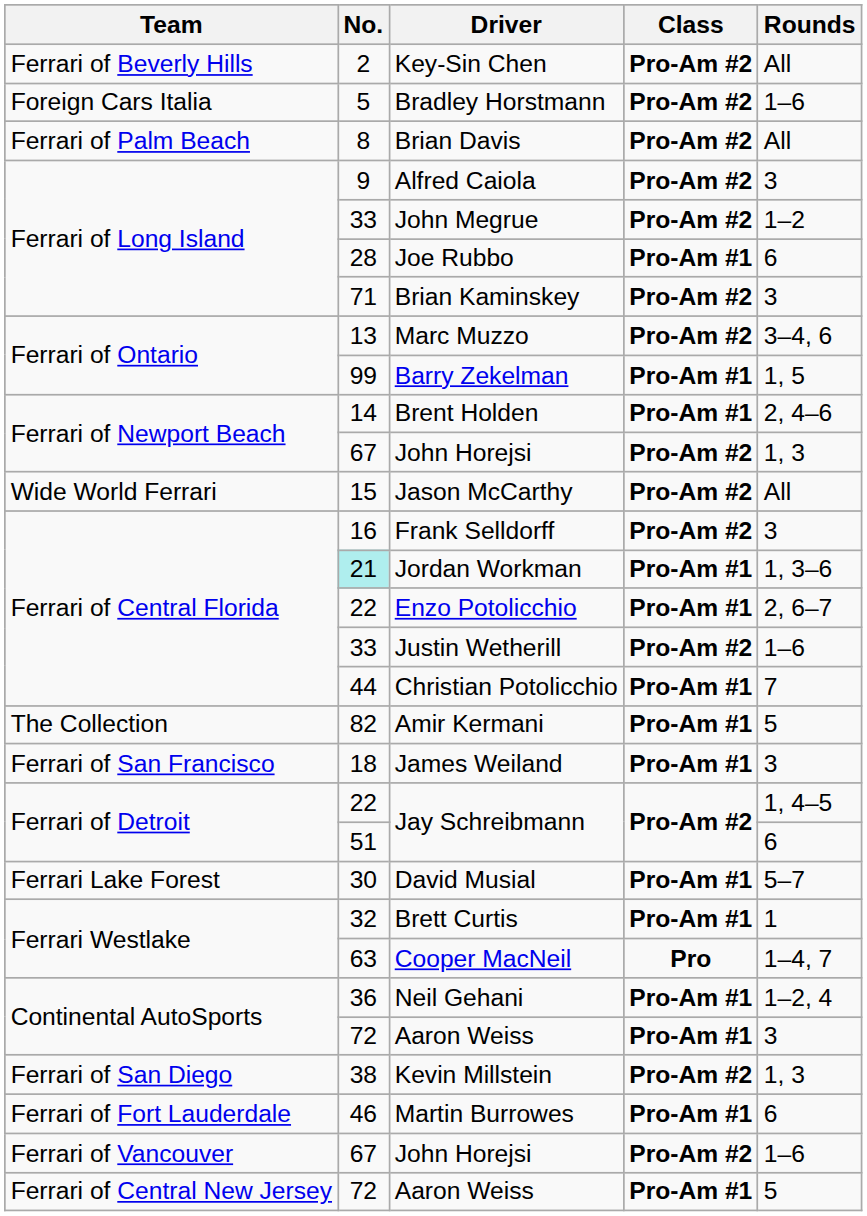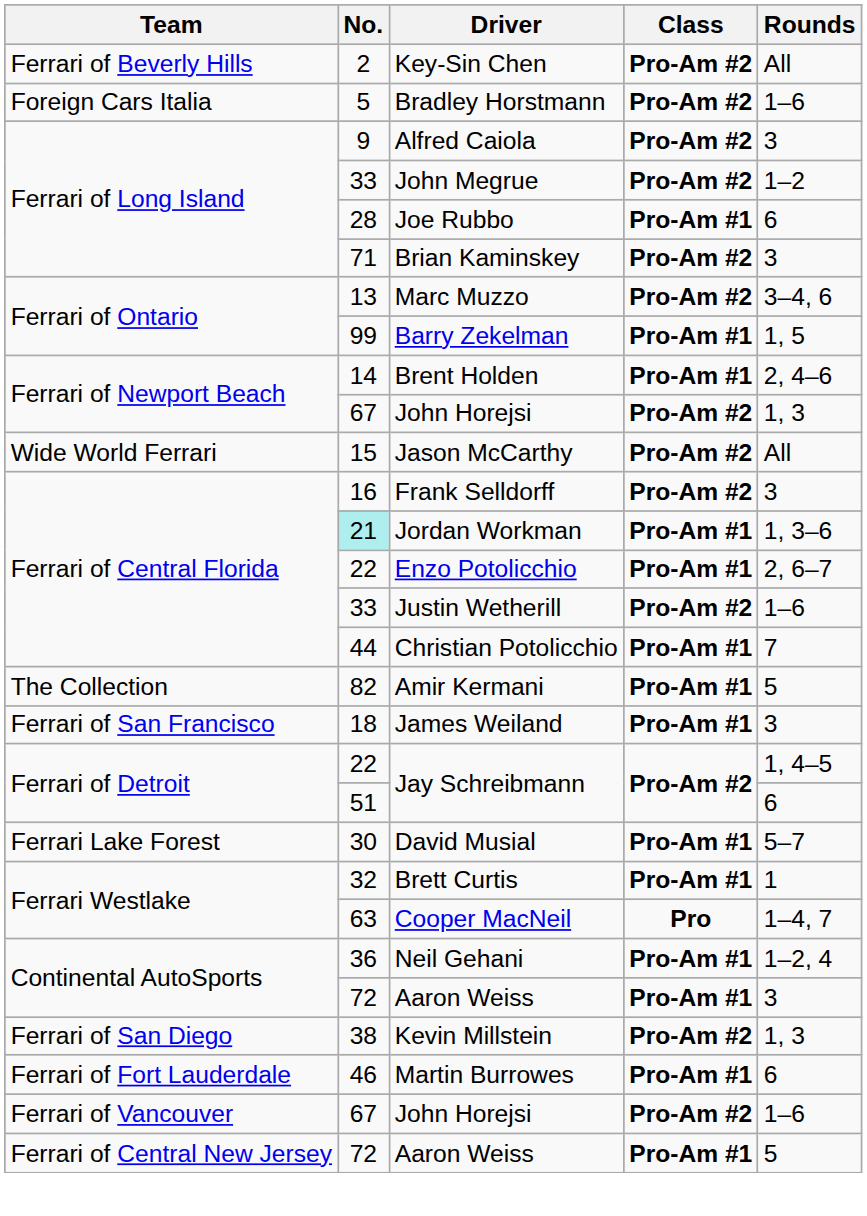- row: (130, 141)
